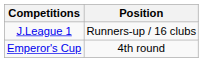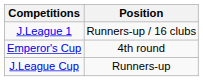+ row: (44, 66)
